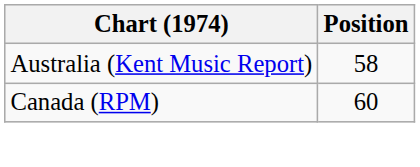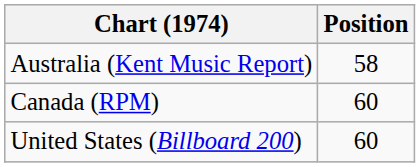+ row: (156, 141)
